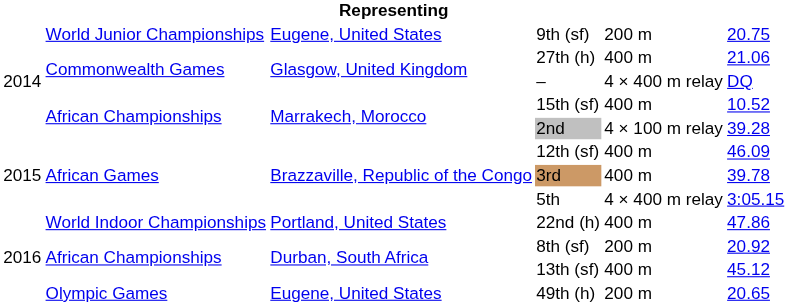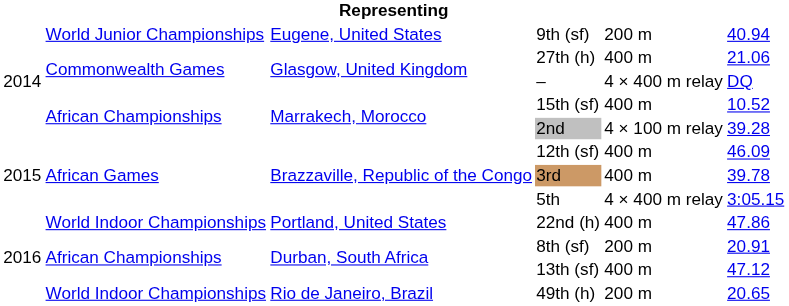(749, 34) 20.75 -> (749, 34) 40.94
(749, 246) 20.92 -> (749, 246) 20.91
(749, 269) 45.12 -> (749, 269) 47.12
(106, 293) Olympic Games -> (156, 293) World Indoor Championships
(356, 293) Eugene, United States -> (352, 293) Rio de Janeiro, Brazil
